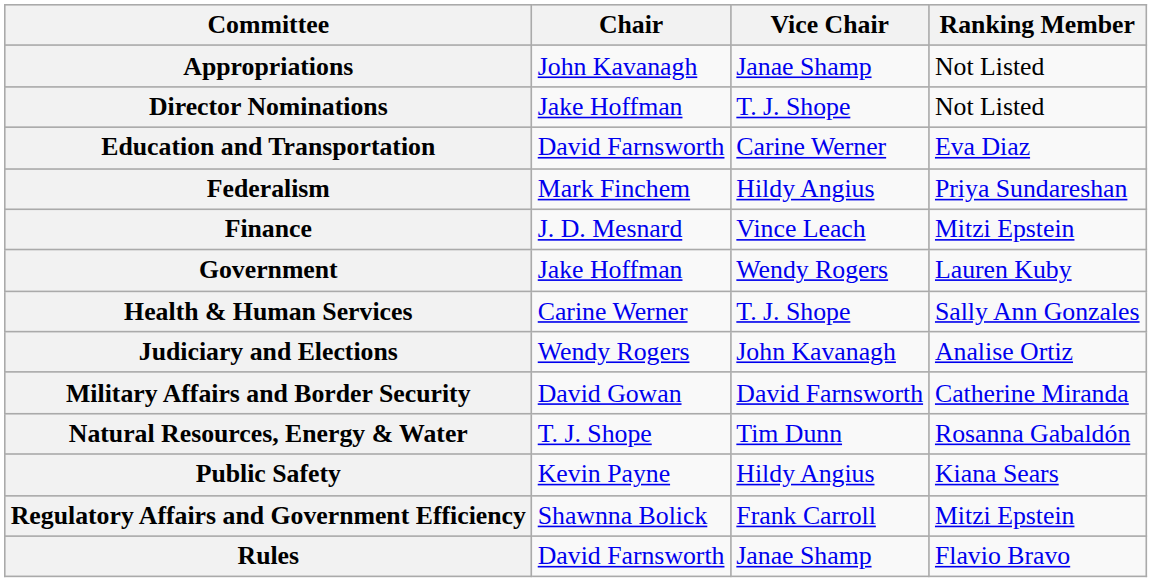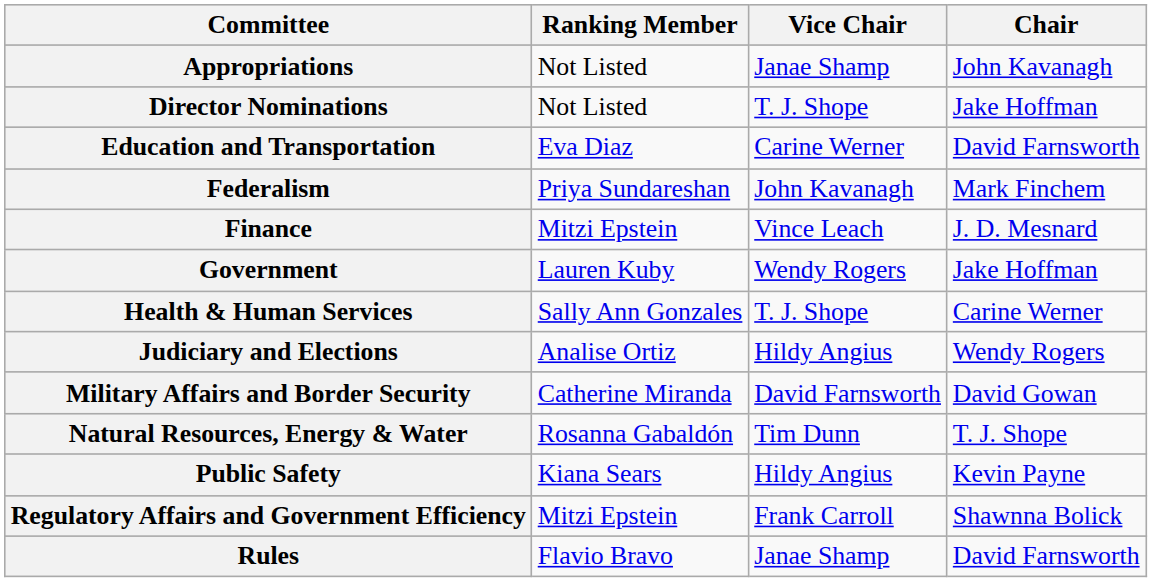columns swapped: (631, 24) <-> (1037, 24)
(805, 188) Hildy Angius -> (834, 188) John Kavanagh
(816, 351) John Kavanagh -> (823, 351) Hildy Angius
